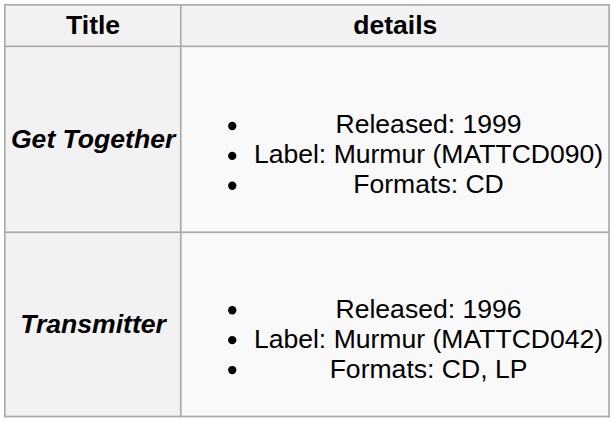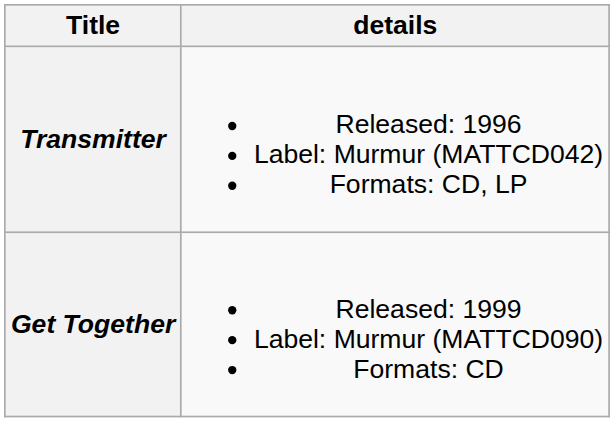rows swapped: (93, 323) <-> (93, 139)
